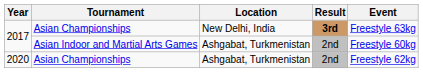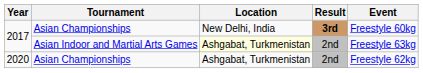(383, 28) Freestyle 63kg -> (383, 28) Freestyle 60kg
(256, 44) no background -> (256, 44) lightyellow background
(383, 44) Freestyle 60kg -> (383, 44) Freestyle 63kg
